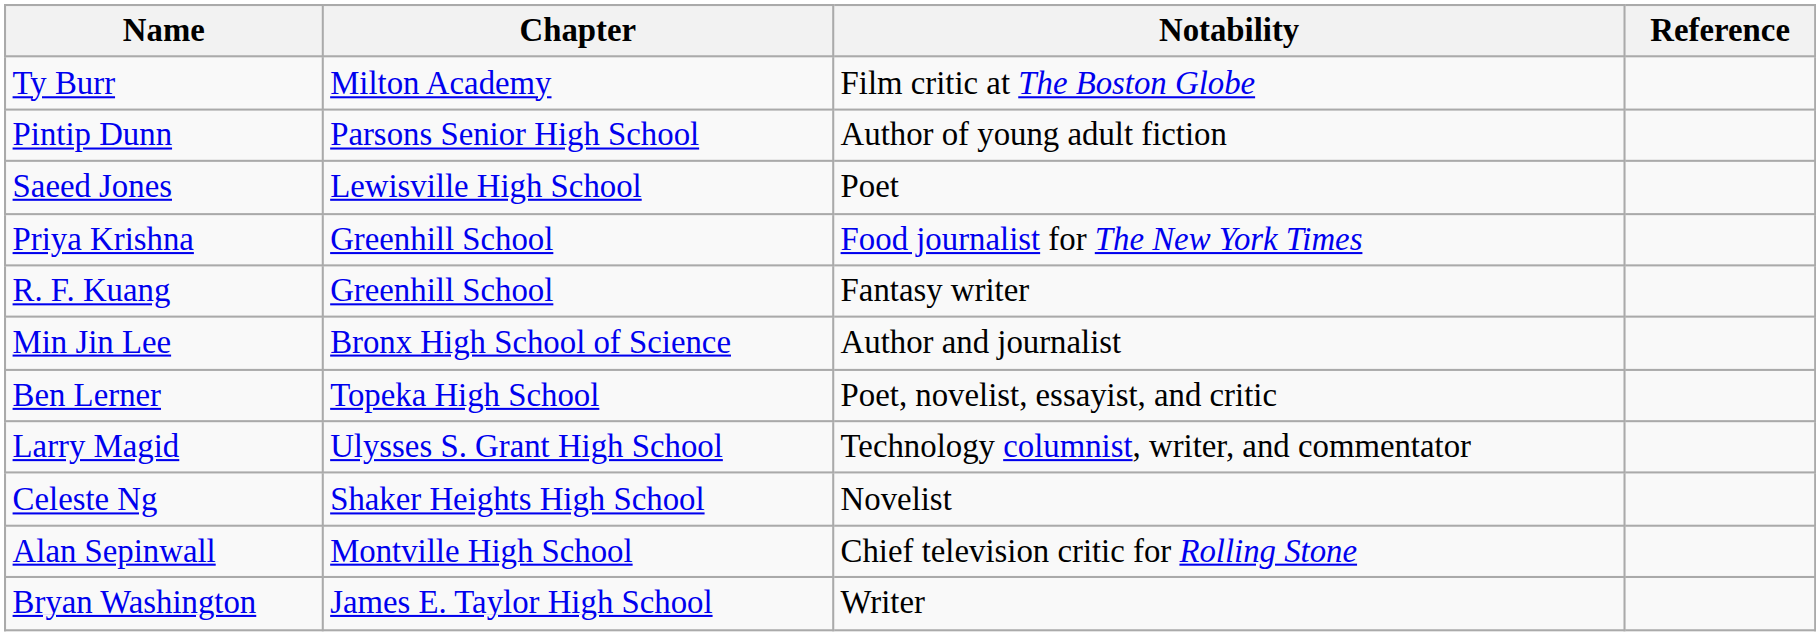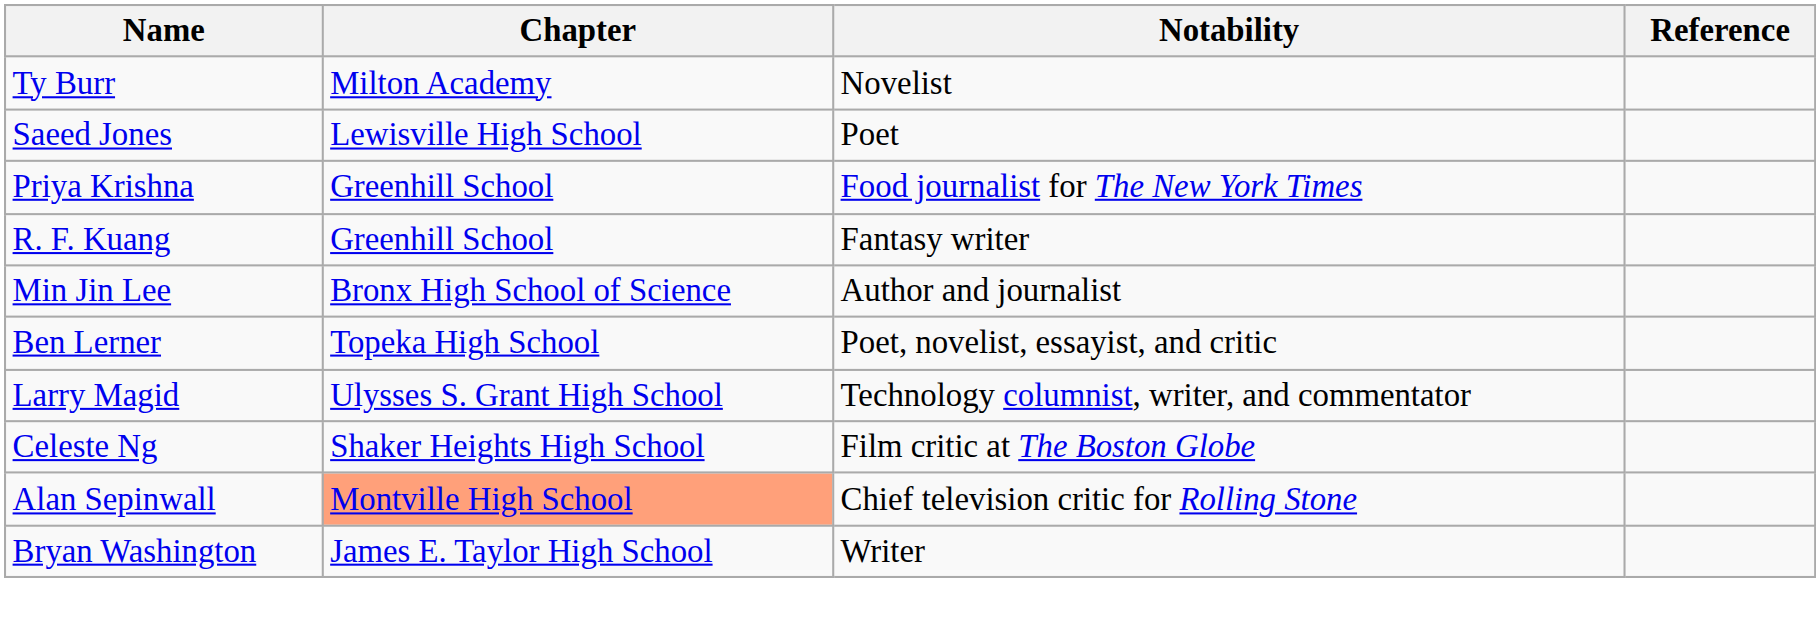(1048, 82) Film critic at The Boston Globe -> (896, 82) Novelist
- row: (92, 134)
(896, 498) Novelist -> (1048, 446) Film critic at The Boston Globe
(481, 550) no background -> (481, 498) lightsalmon background
